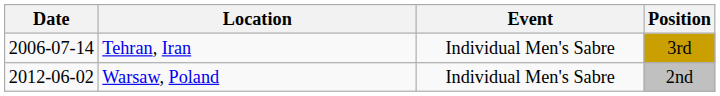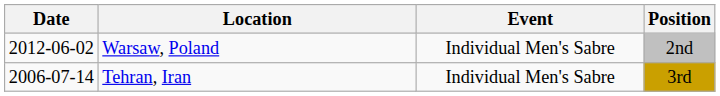rows swapped: (147, 47) <-> (161, 76)
